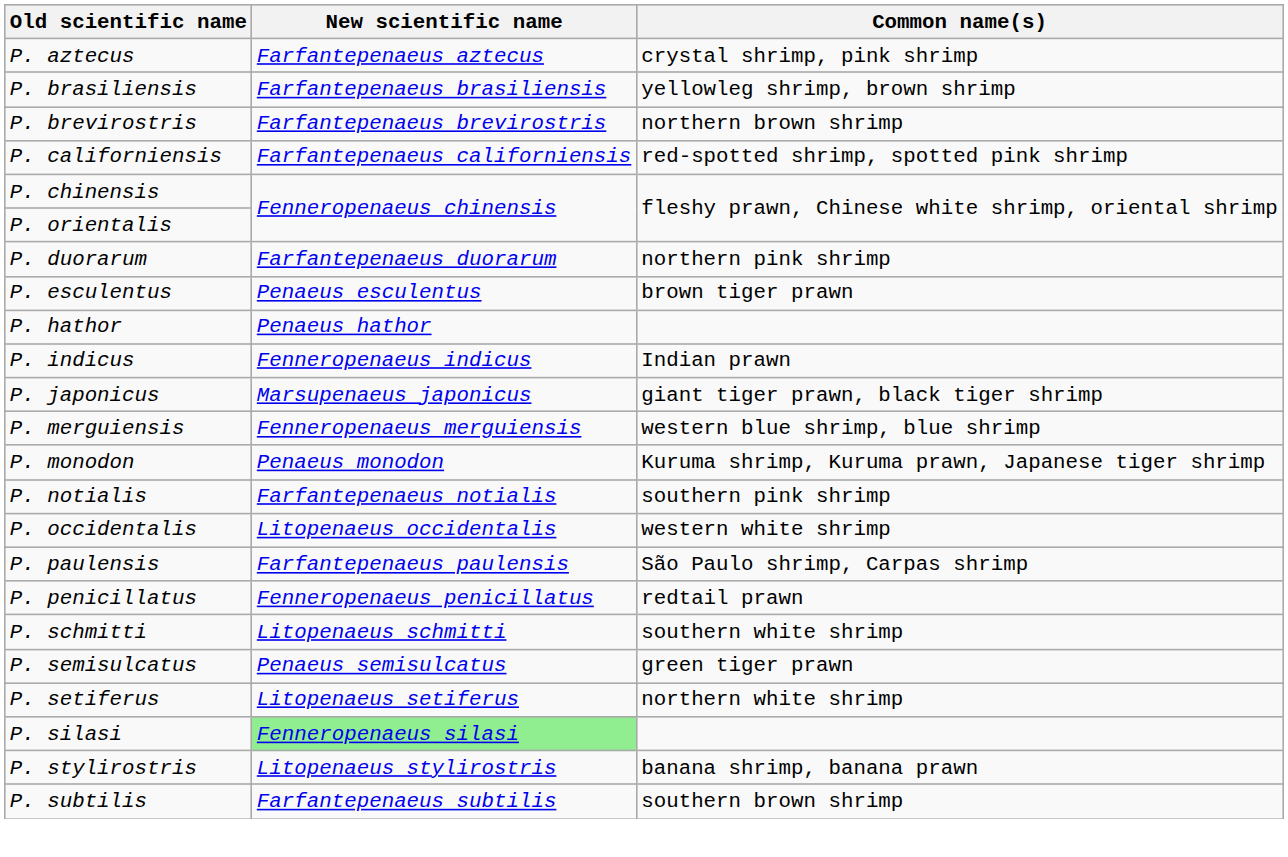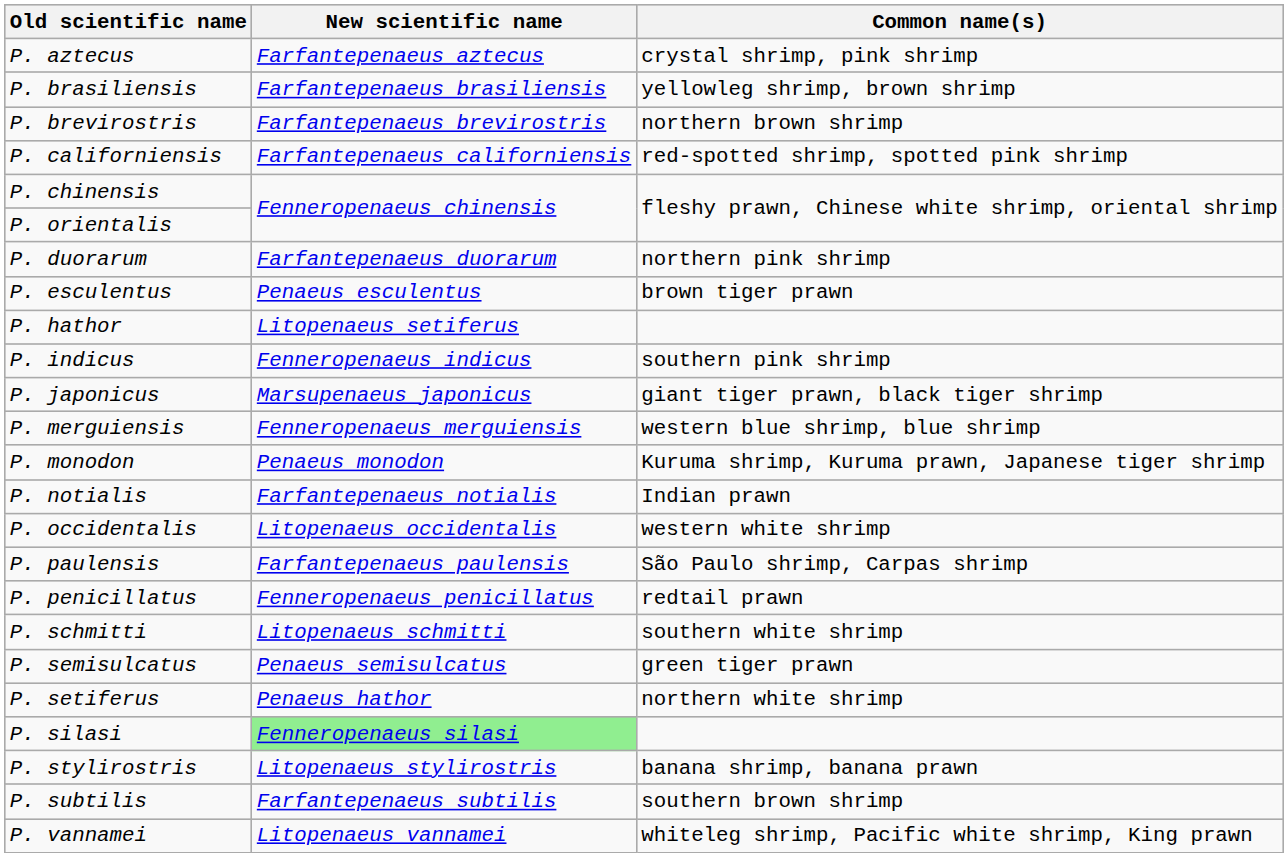(344, 327) Penaeus hathor -> (388, 327) Litopenaeus setiferus
(716, 361) Indian prawn -> (766, 361) southern pink shrimp
(766, 496) southern pink shrimp -> (716, 496) Indian prawn
(388, 700) Litopenaeus setiferus -> (344, 700) Penaeus hathor
+ row: (78, 835)
